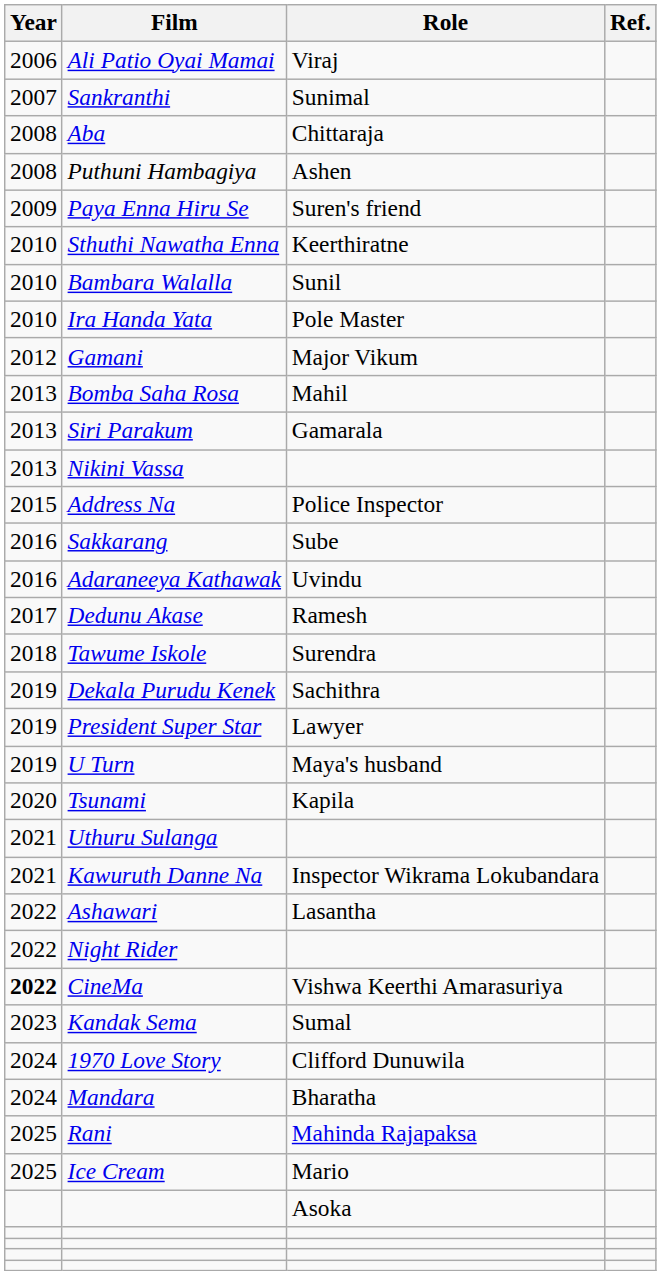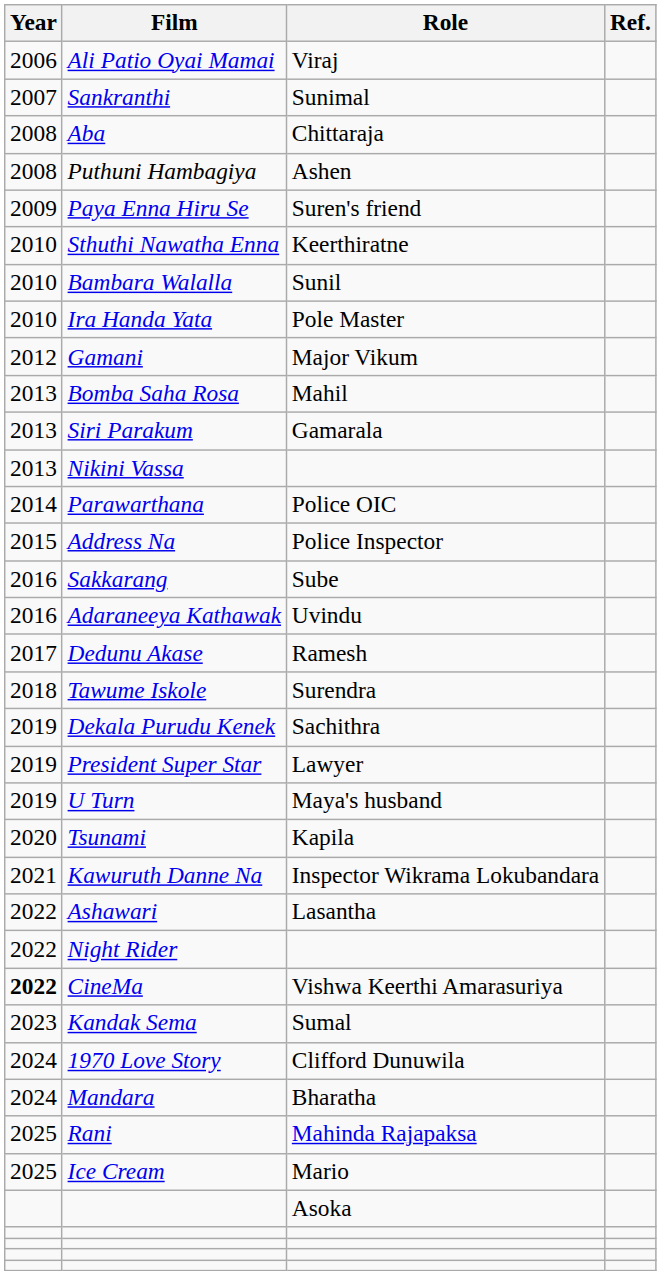+ row: (136, 504)
- row: (143, 838)
